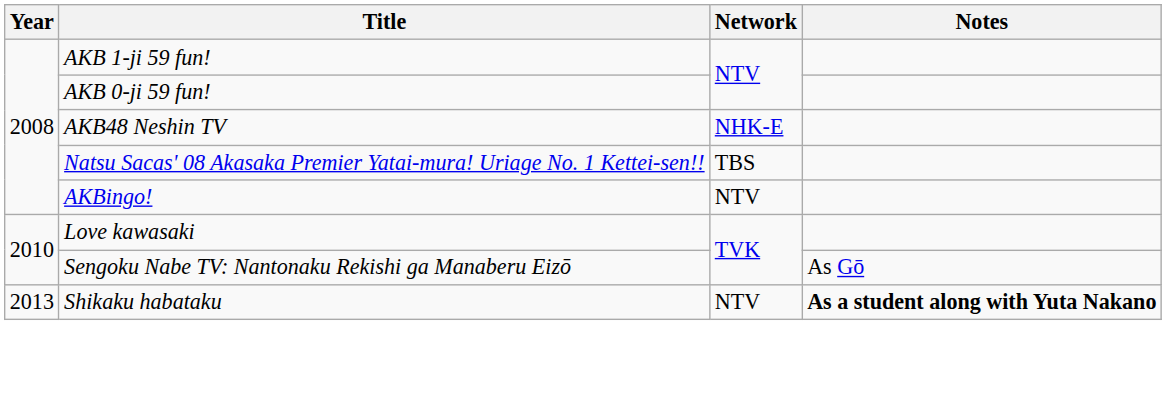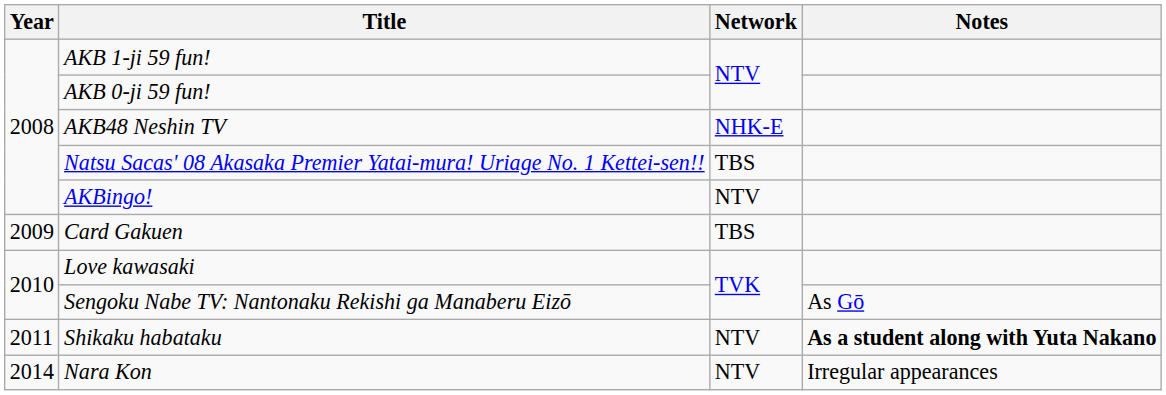+ row: (123, 232)
(32, 302) 2013 -> (31, 337) 2011
+ row: (108, 372)
